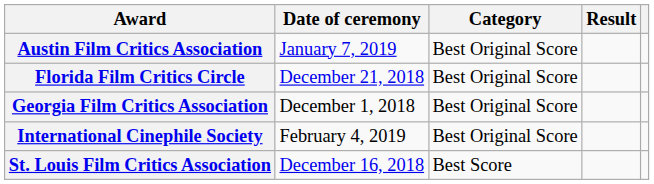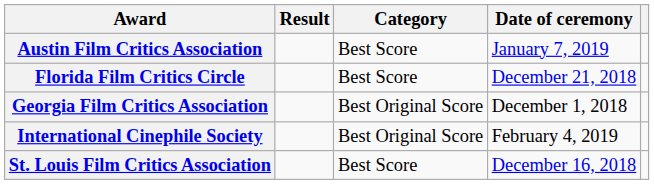columns swapped: (352, 19) <-> (611, 19)
(505, 48) Best Original Score -> (378, 48) Best Score
(505, 77) Best Original Score -> (378, 77) Best Score
